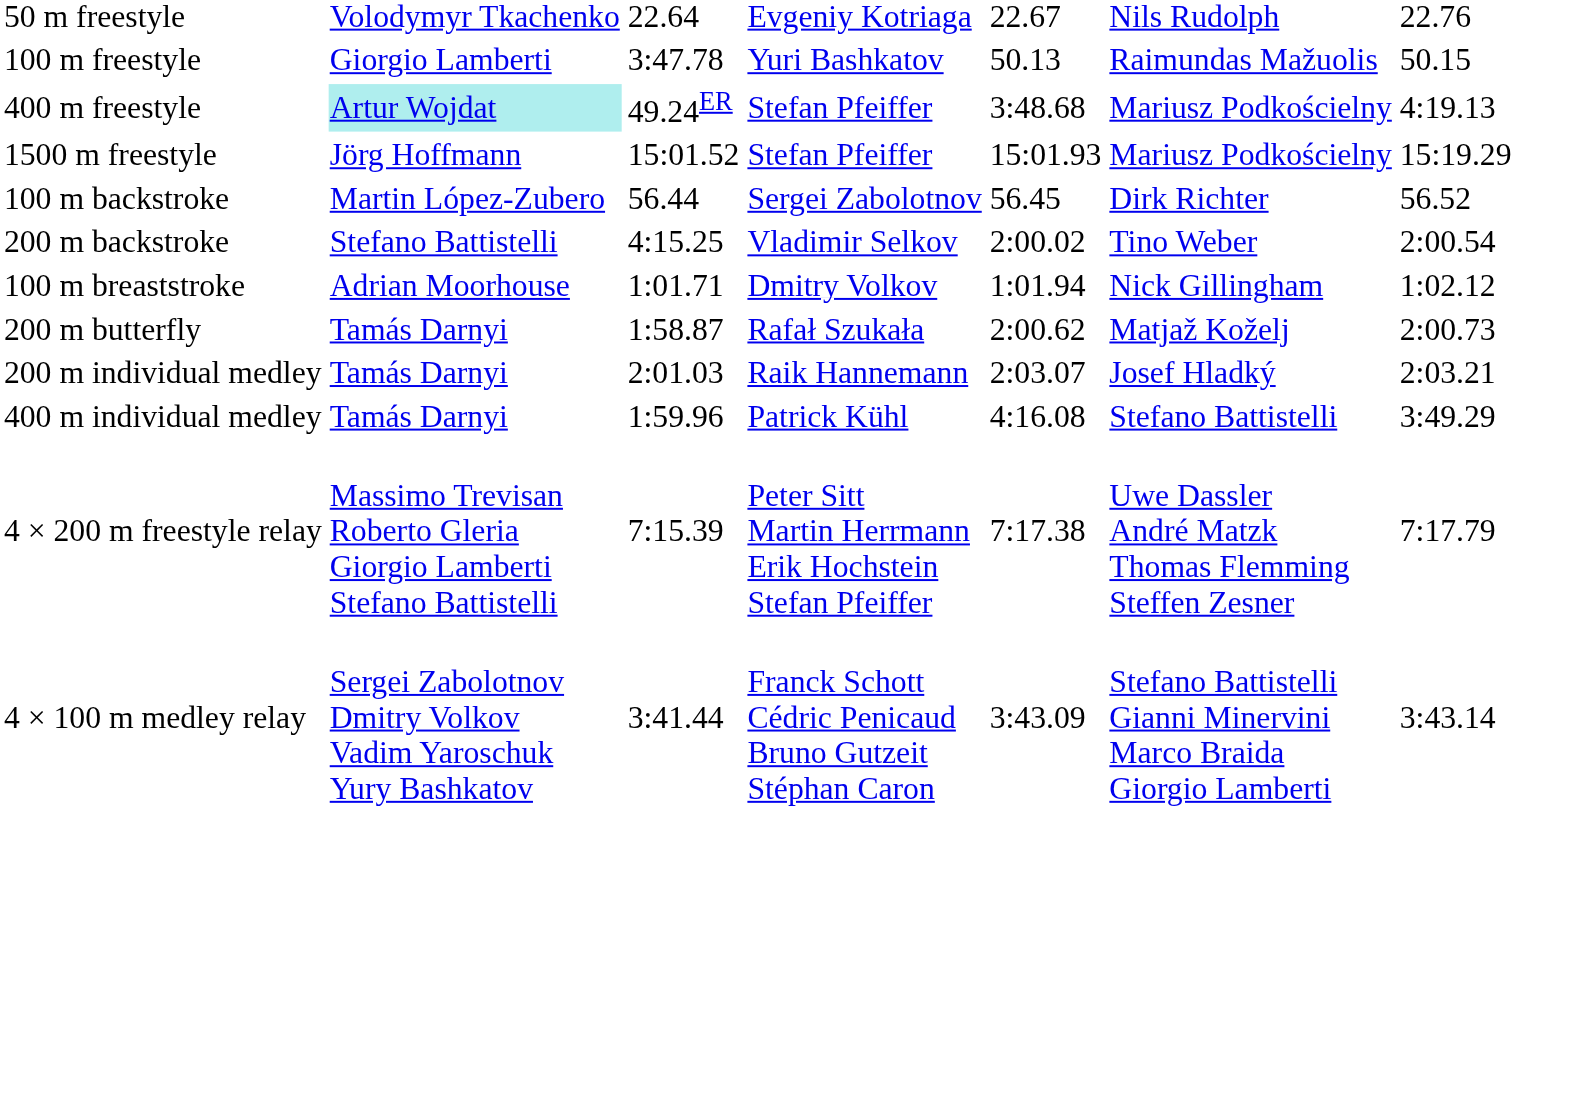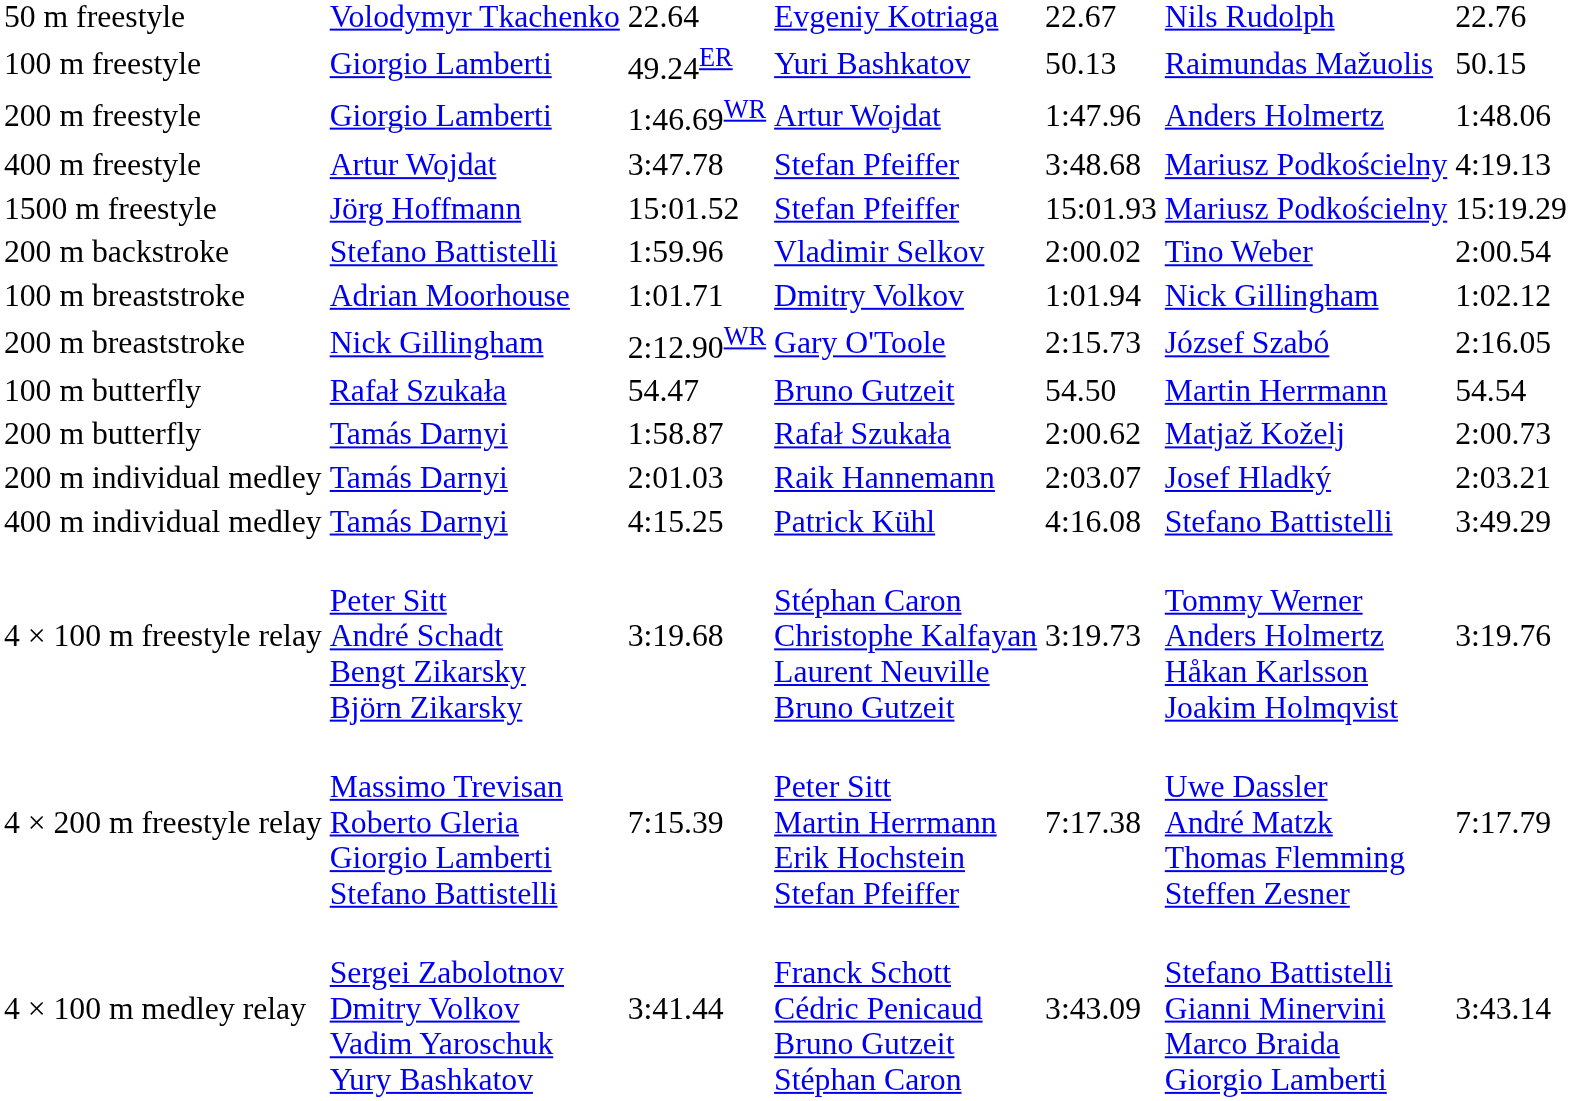(676, 59) 3:47.78 -> (680, 64) 49.24ER
+ row: (102, 116)
(413, 107) paleturquoise background -> (413, 164) no background
(680, 107) 49.24ER -> (676, 164) 3:47.78
- row: (117, 199)
(676, 242) 4:15.25 -> (676, 251) 1:59.96
+ row: (124, 342)
+ row: (102, 390)
(676, 416) 1:59.96 -> (676, 521) 4:15.25
+ row: (163, 635)
